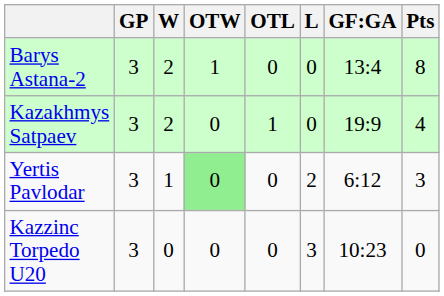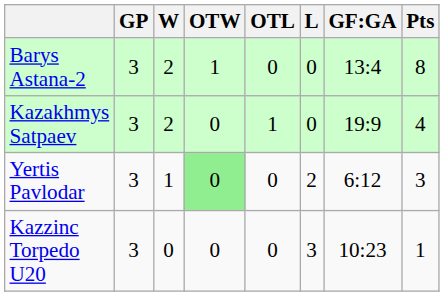(420, 250) 0 -> (420, 250) 1
